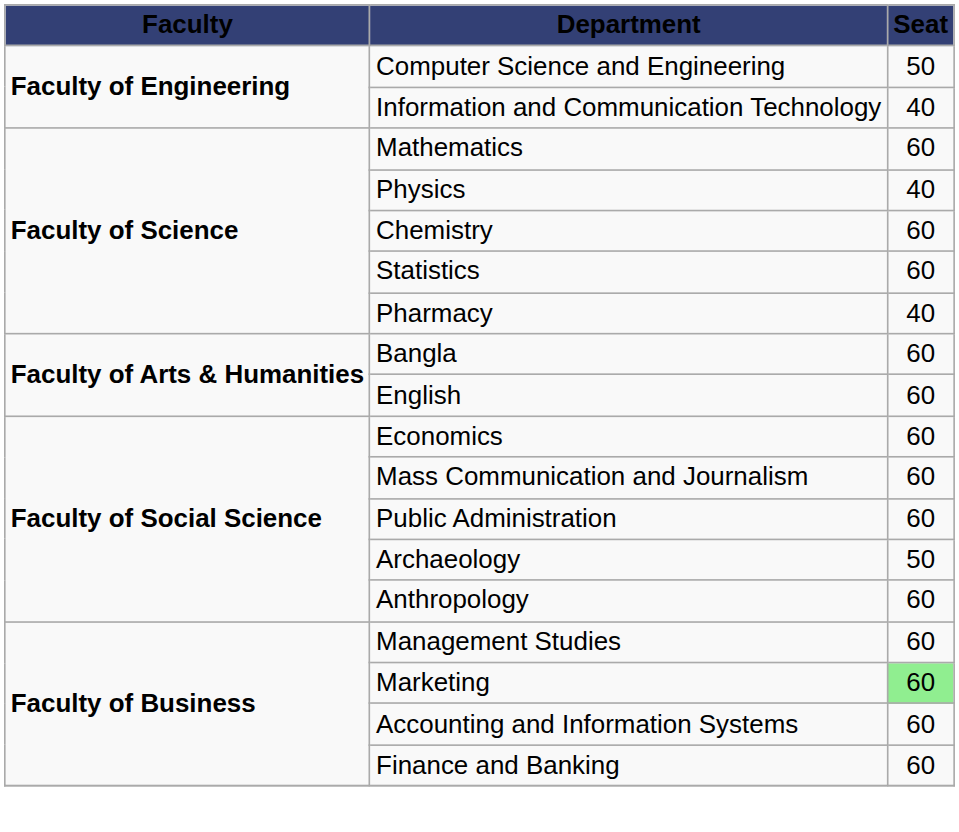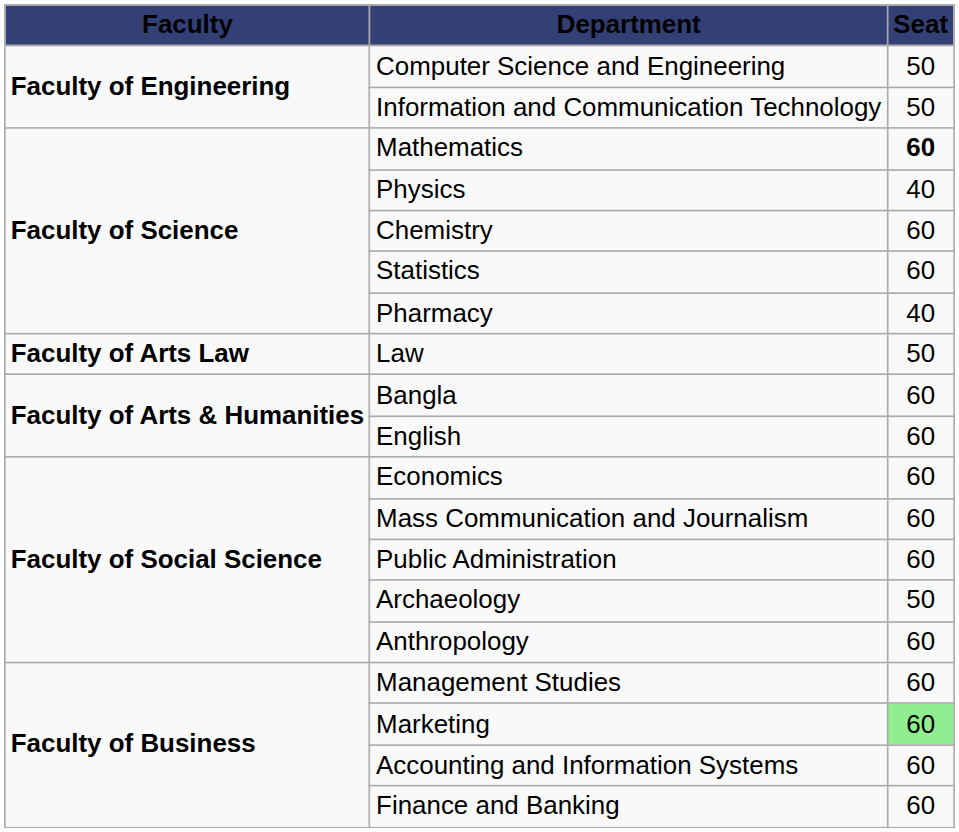(921, 107) 40 -> (921, 107) 50
(921, 148) normal -> (921, 148) bold
+ row: (400, 353)
